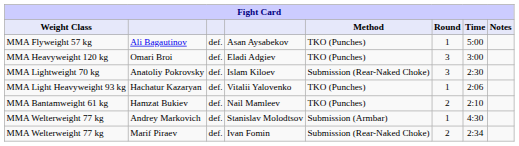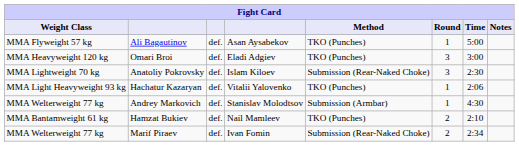rows swapped: (165, 118) <-> (159, 103)
